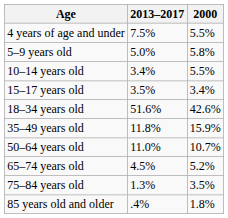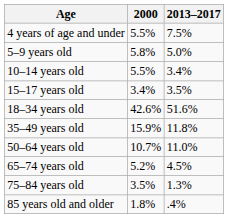columns swapped: (205, 14) <-> (157, 14)
